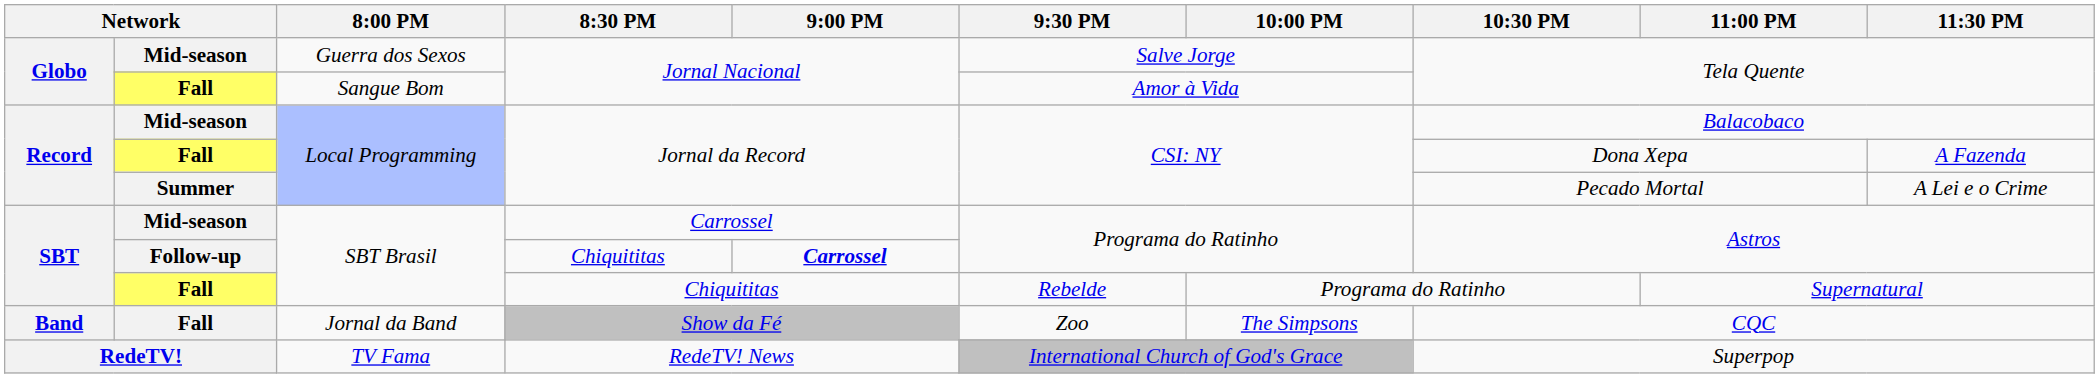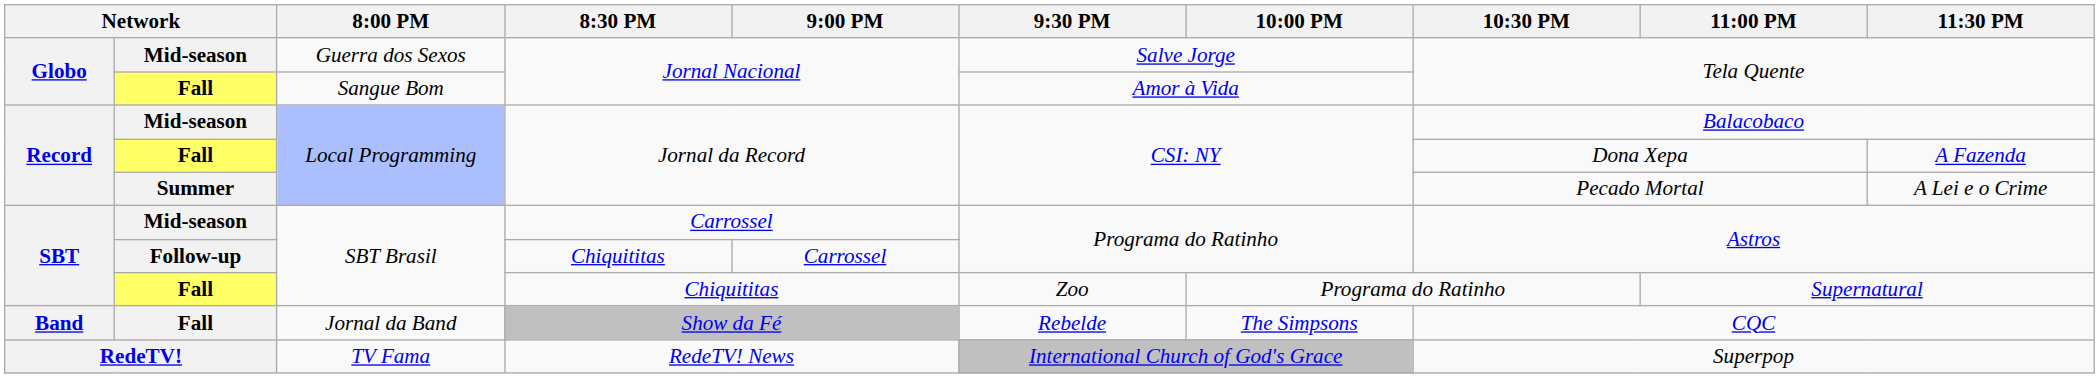(845, 255) bold -> (845, 255) normal
(1072, 289) Rebelde -> (1072, 289) Zoo
(1072, 322) Zoo -> (1072, 322) Rebelde
